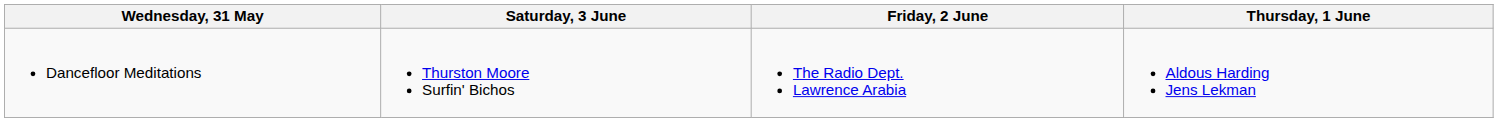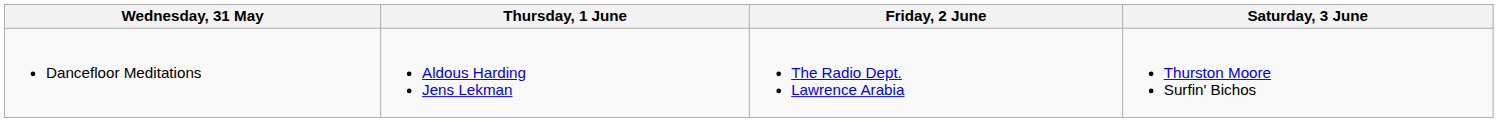columns swapped: (1309, 16) <-> (566, 16)
